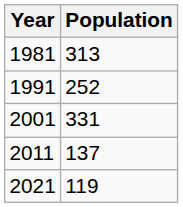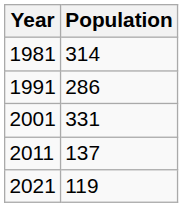(83, 53) 313 -> (83, 53) 314
(83, 86) 252 -> (83, 86) 286
